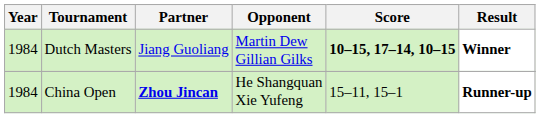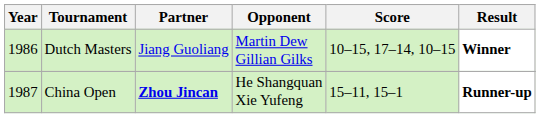(23, 50) 1984 -> (23, 50) 1986
(392, 50) bold -> (392, 50) normal
(23, 92) 1984 -> (23, 92) 1987
